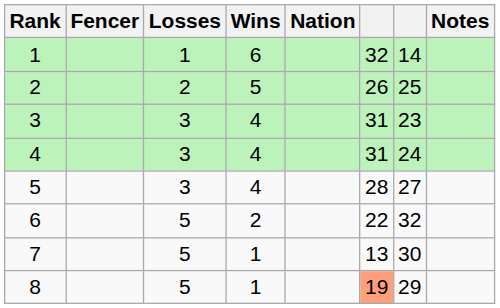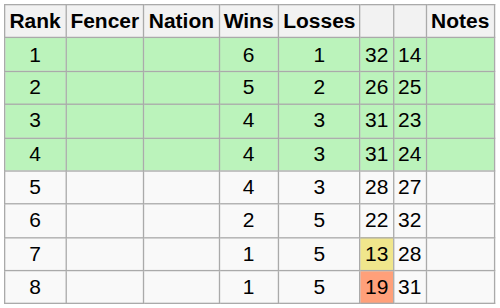columns swapped: (323, 21) <-> (185, 21)
(377, 253) no background -> (377, 253) khaki background
(410, 253) 30 -> (410, 253) 28
(410, 287) 29 -> (410, 287) 31
